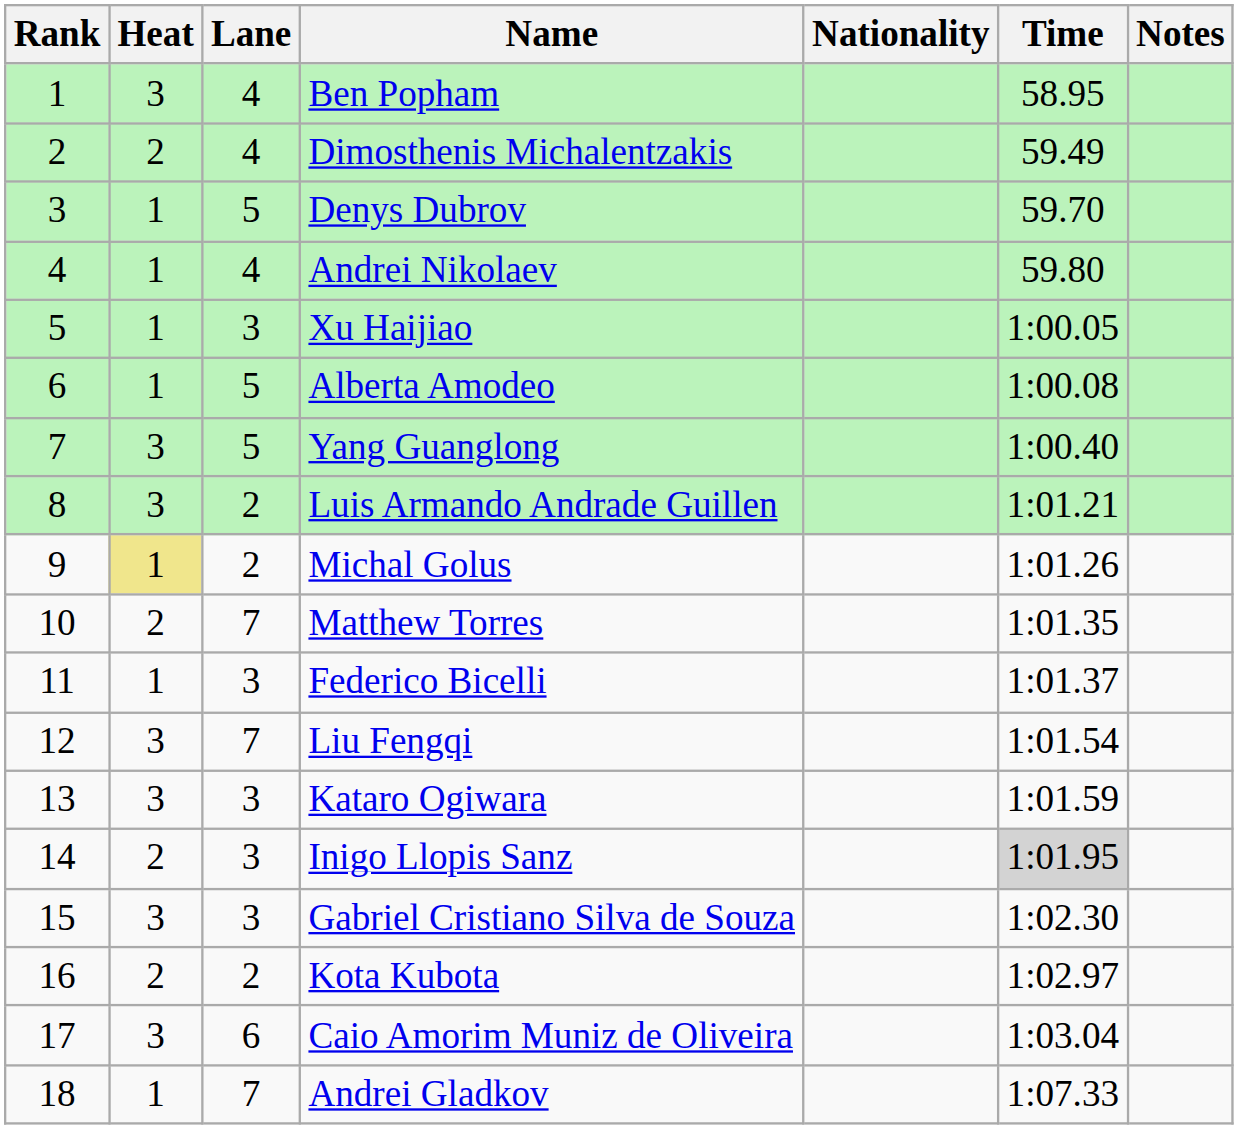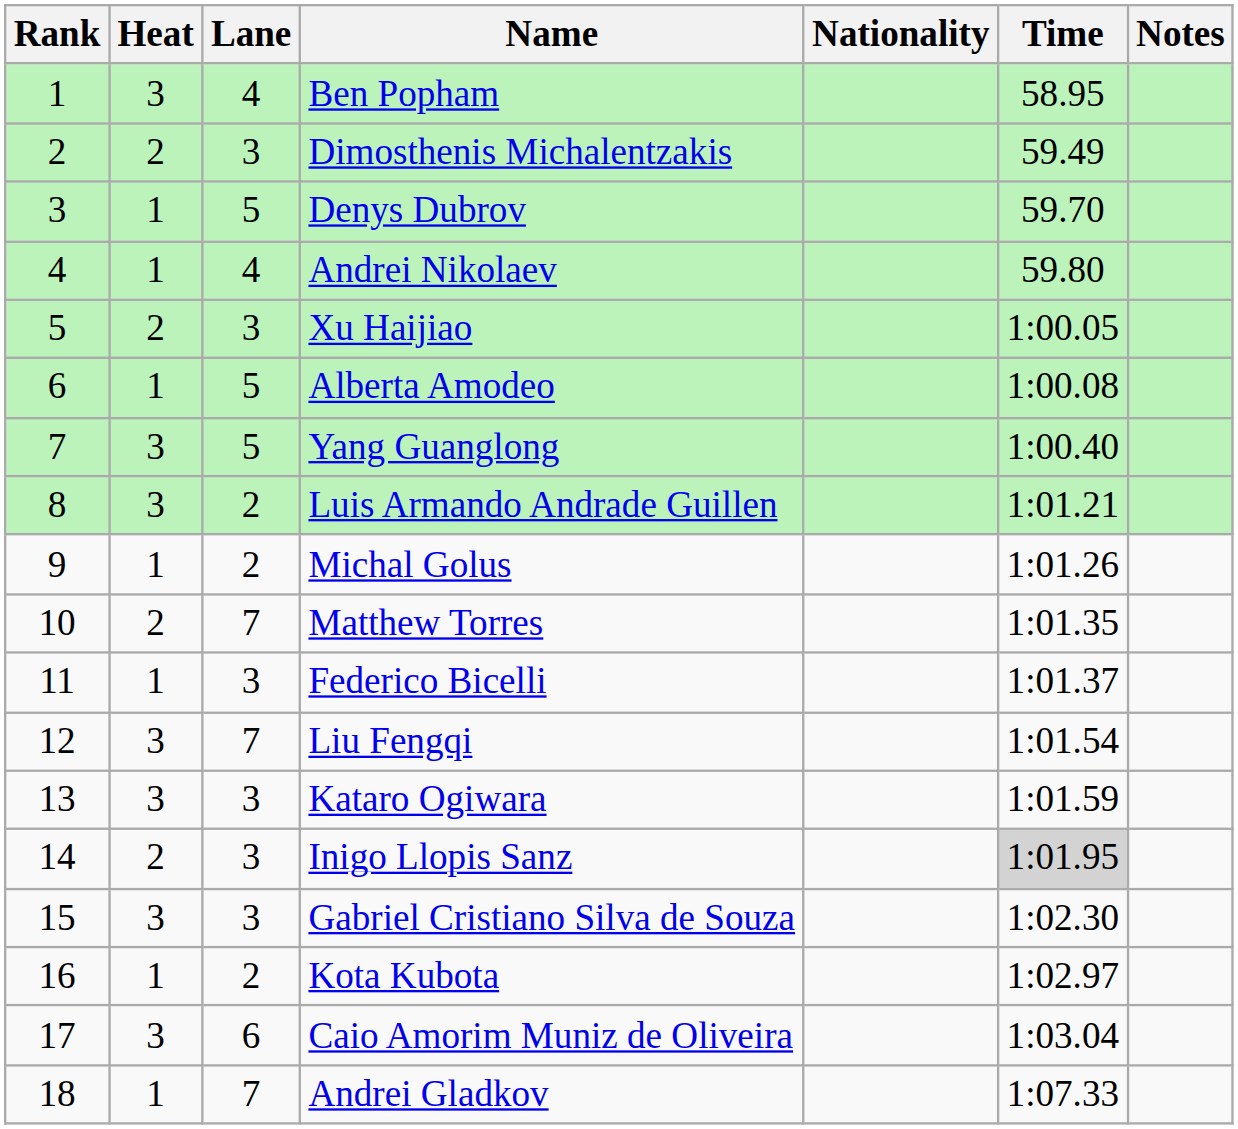(251, 151) 4 -> (251, 151) 3
(156, 328) 1 -> (156, 328) 2
(156, 563) khaki background -> (156, 563) no background
(156, 975) 2 -> (156, 975) 1
